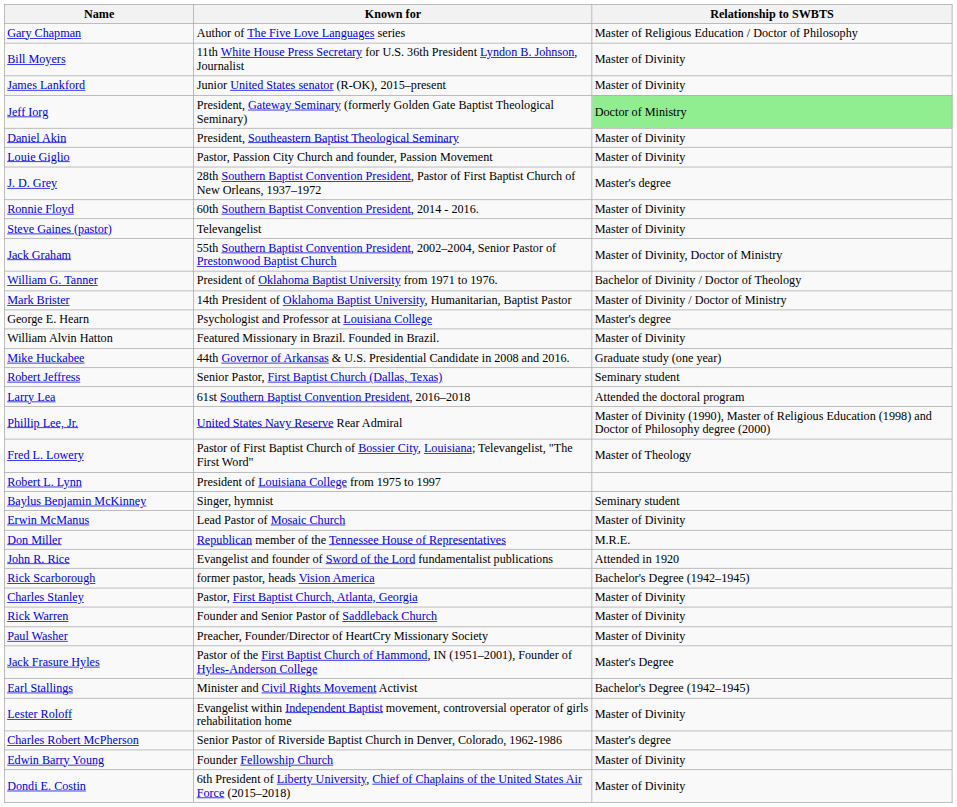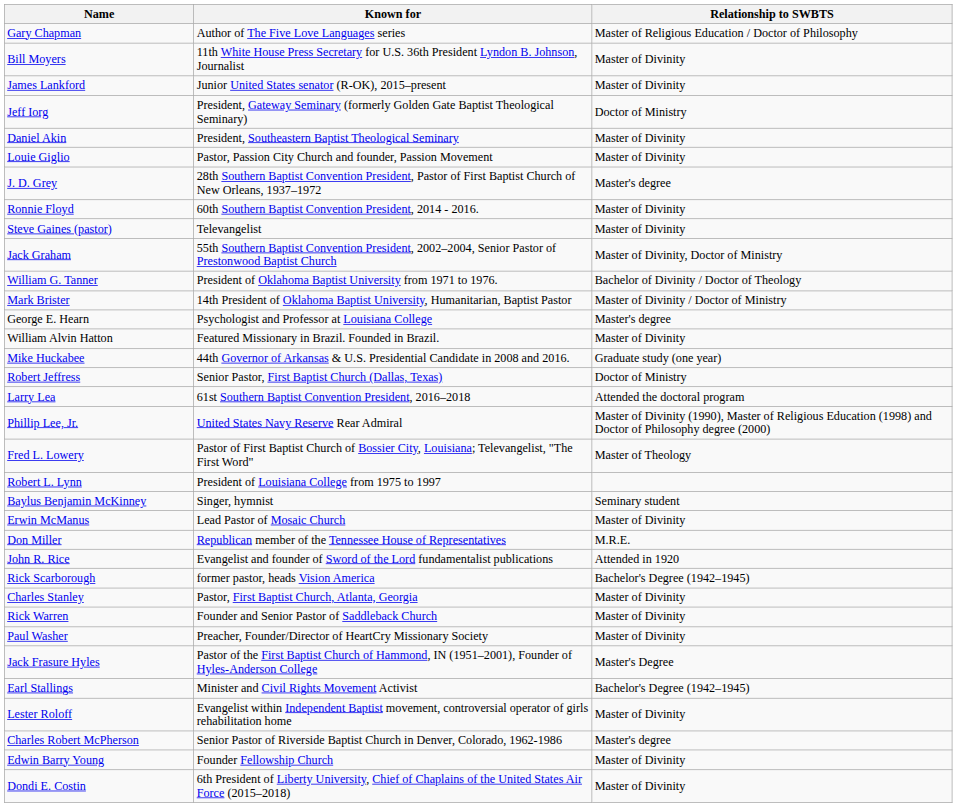(641, 111) lightgreen background -> (641, 111) no background
(637, 377) Seminary student -> (641, 377) Doctor of Ministry
